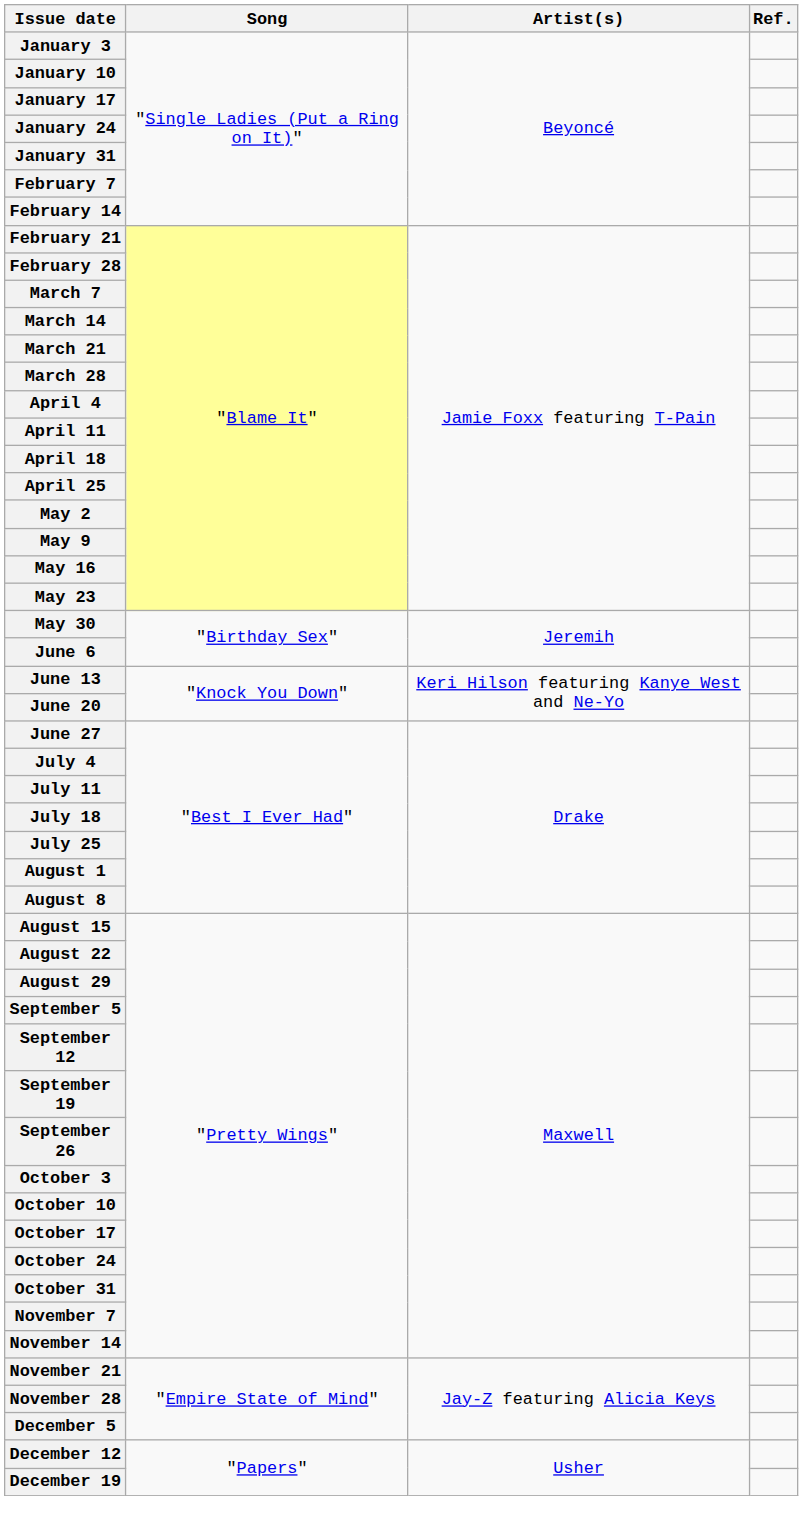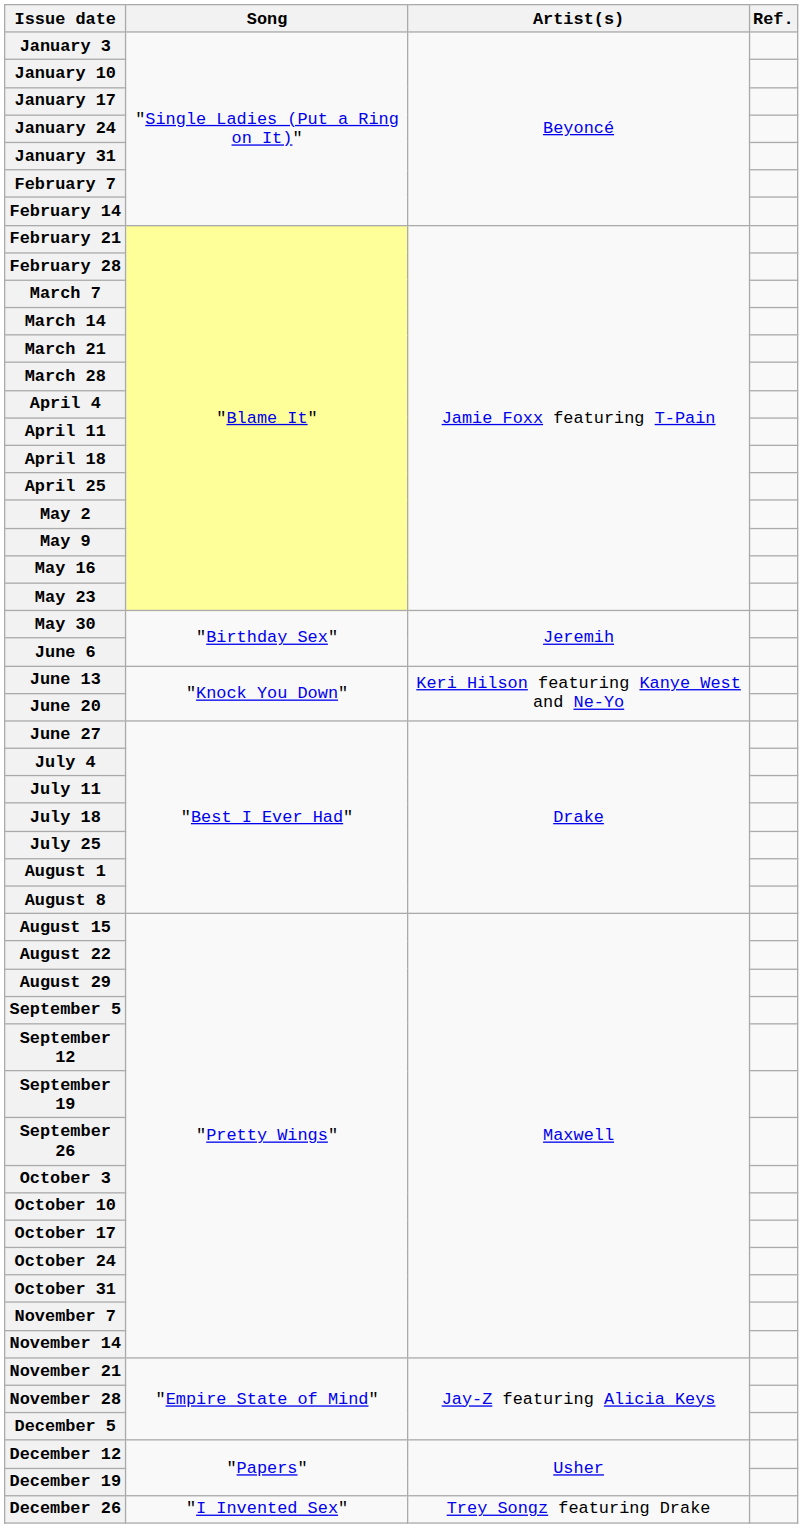+ row: (65, 1509)
